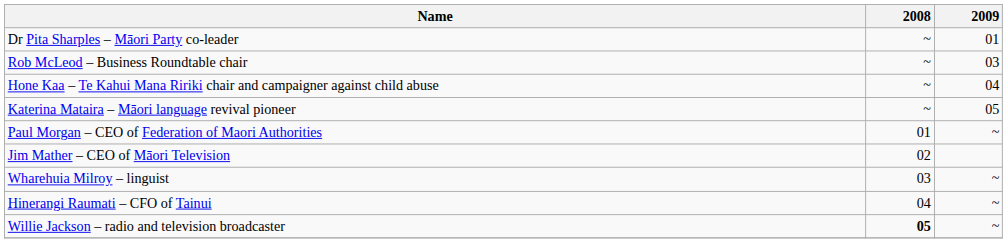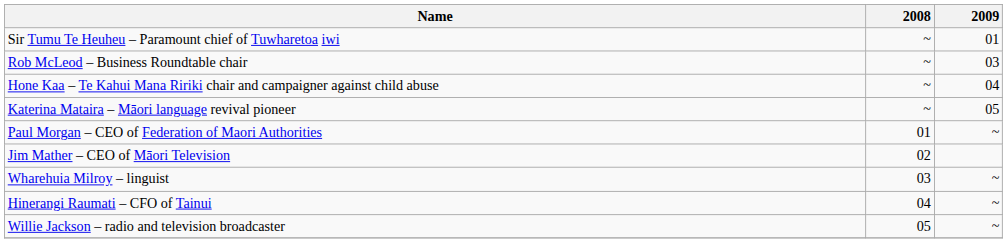+ row: (174, 39)
- row: (123, 39)
(924, 226) bold -> (924, 226) normal
